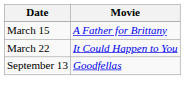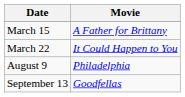+ row: (27, 65)
